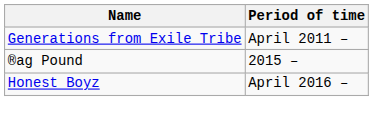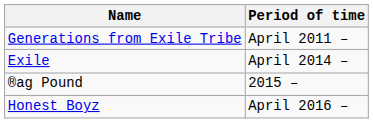+ row: (29, 61)
